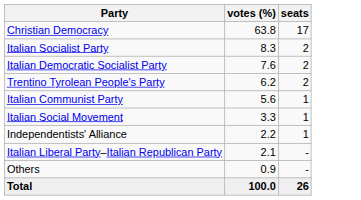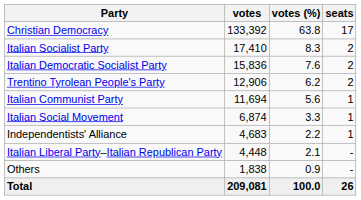+ column: (247, 13)
